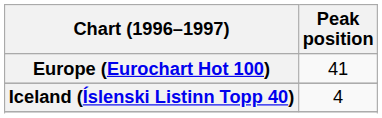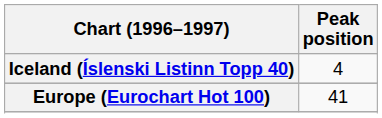rows swapped: (152, 68) <-> (152, 97)
